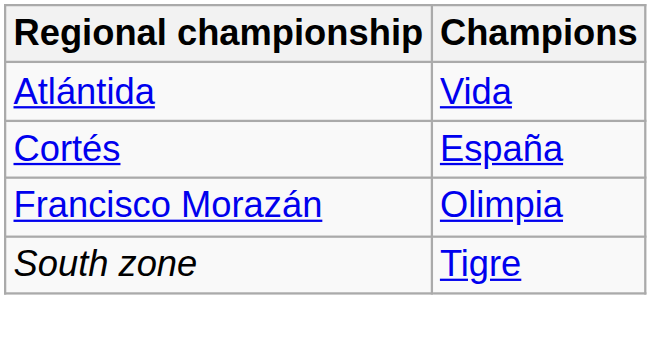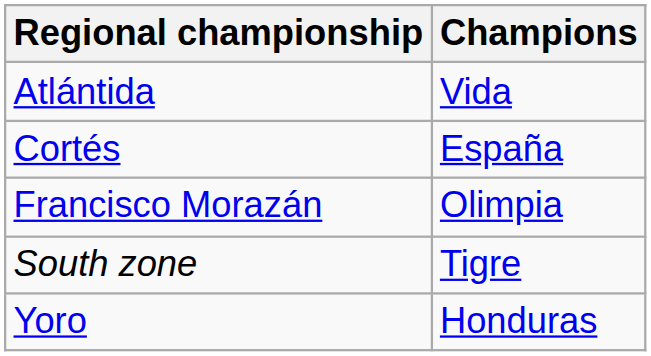+ row: (50, 321)
